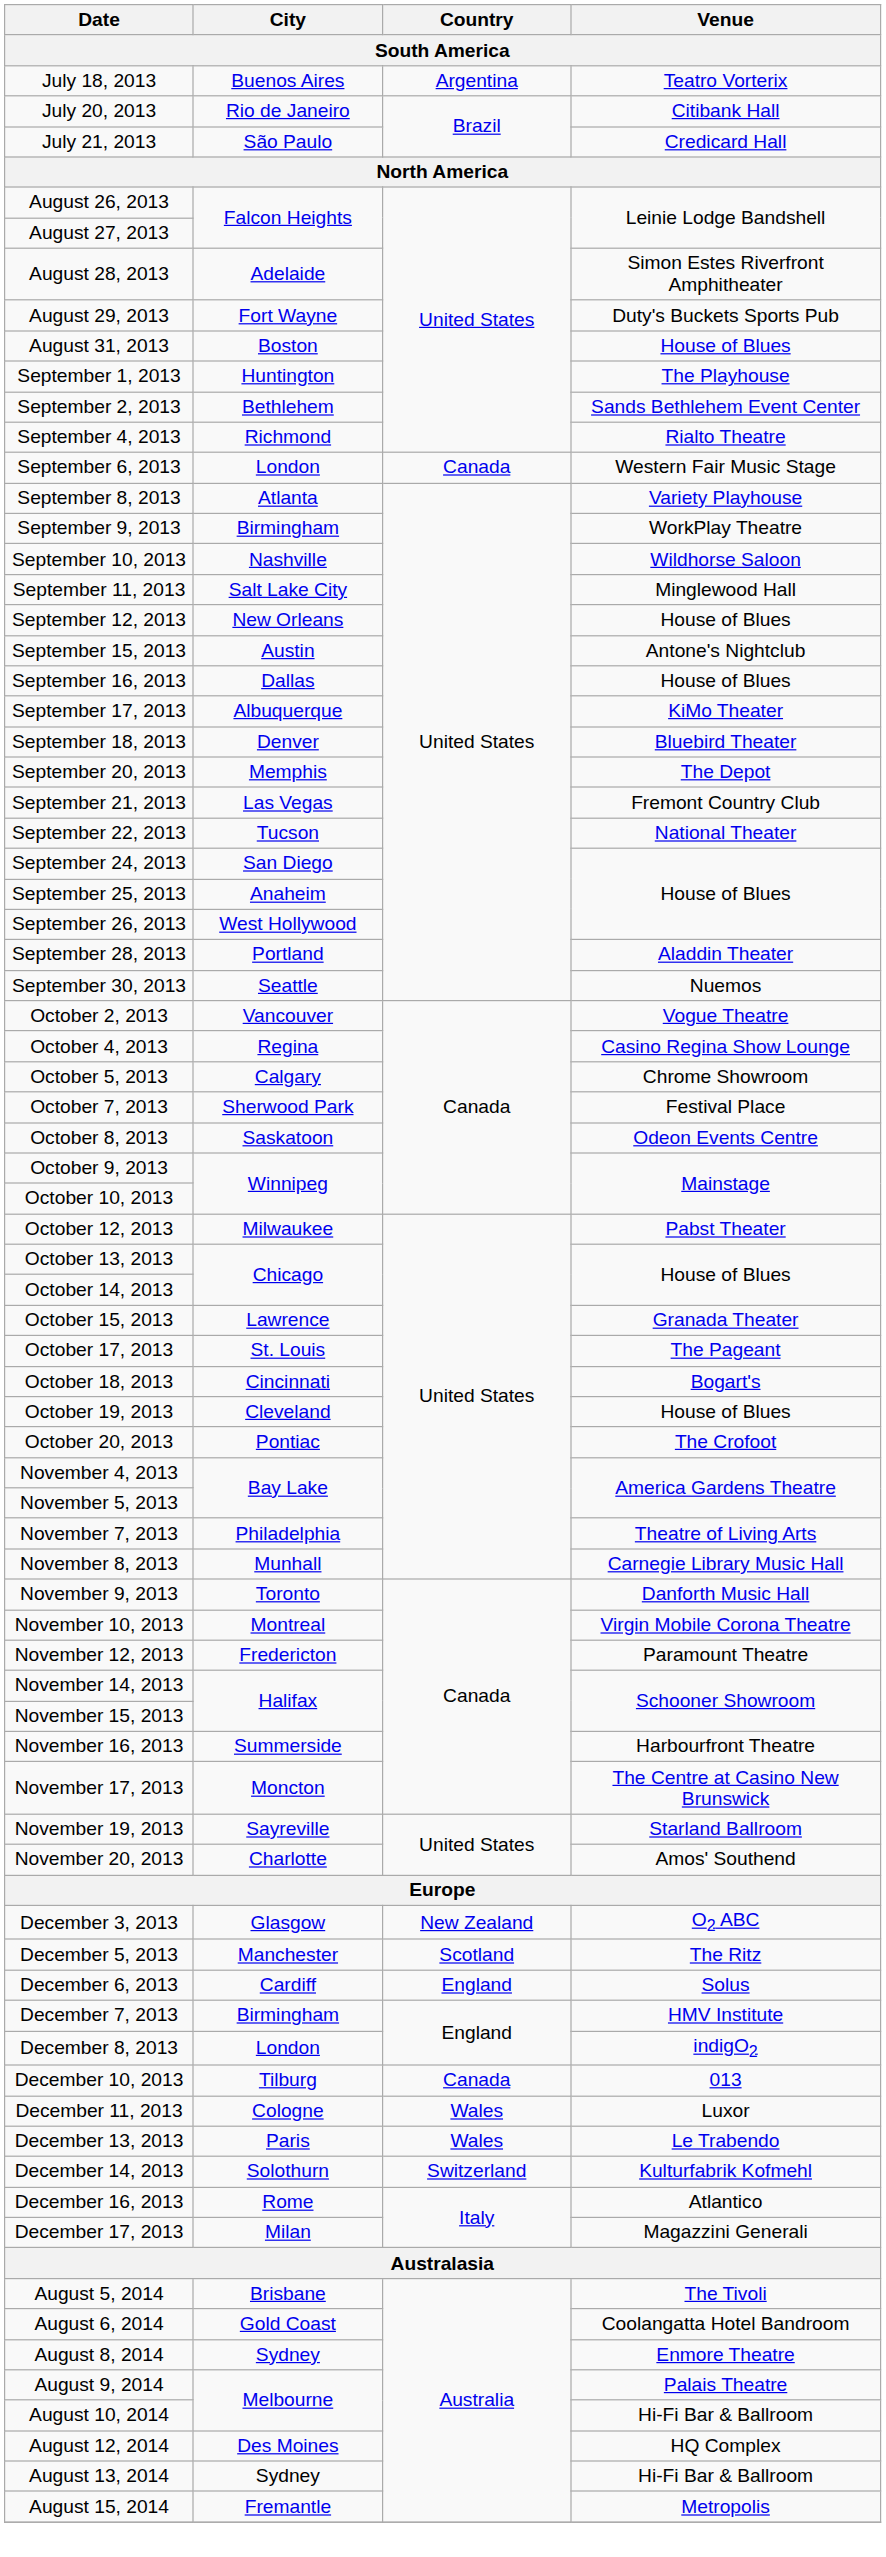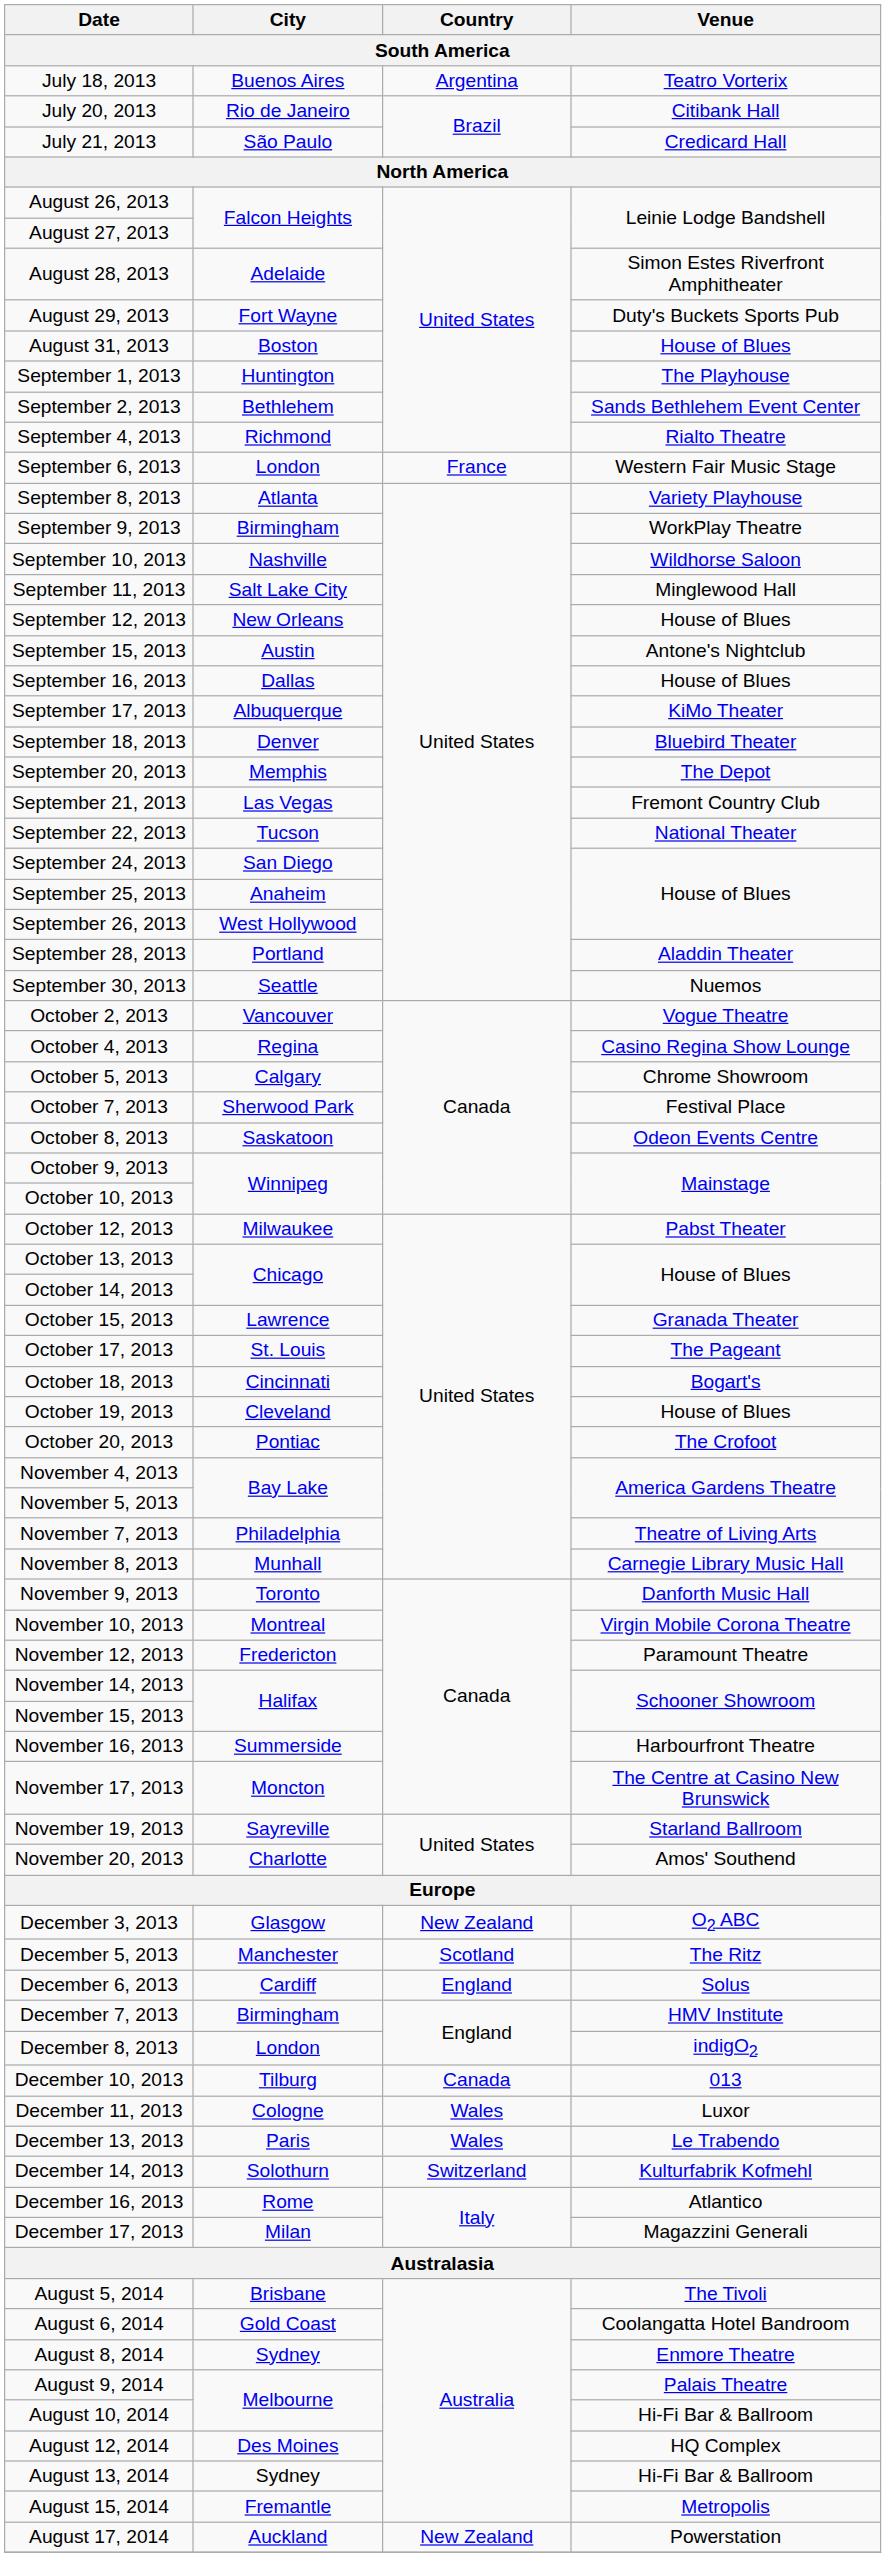(477, 467) Canada -> (477, 467) France
+ row: (99, 2537)
